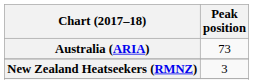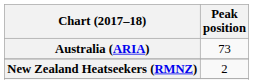(224, 68) 3 -> (224, 68) 2
